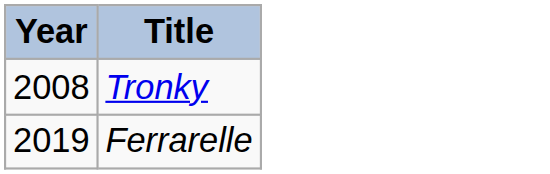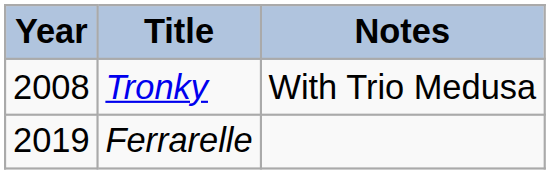+ column: (402, 31)
